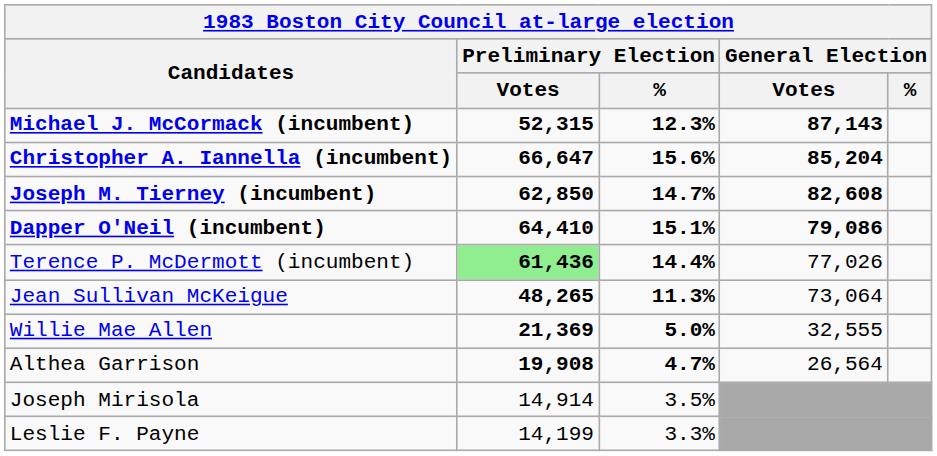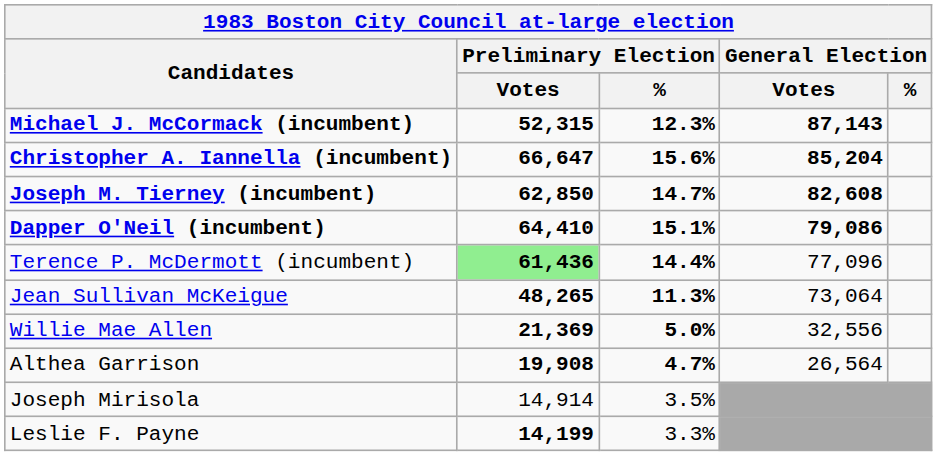(845, 262) 77,026 -> (845, 262) 77,096
(845, 331) 32,555 -> (845, 331) 32,556
(556, 434) normal -> (556, 434) bold
